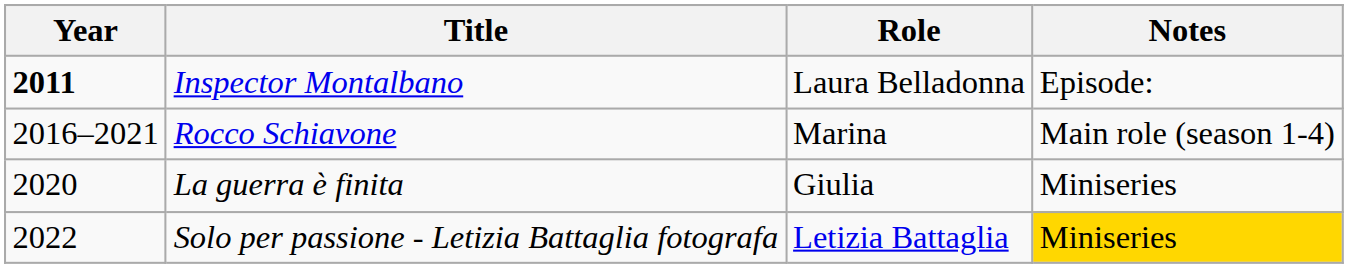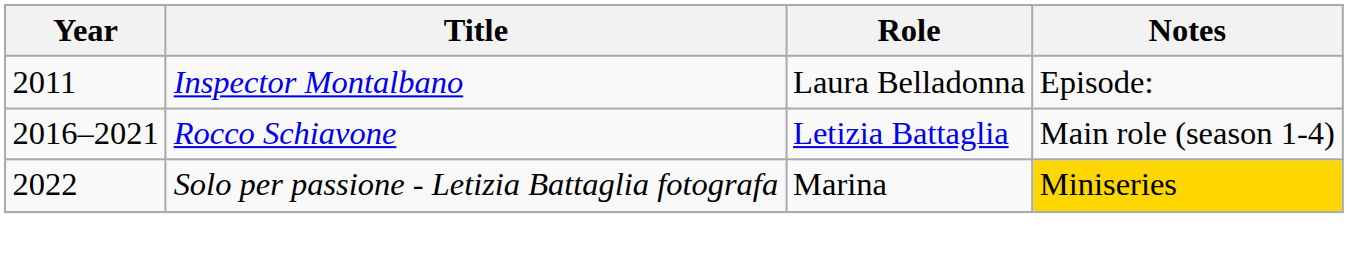(44, 81) bold -> (44, 81) normal
(840, 133) Marina -> (901, 133) Letizia Battaglia
- row: (289, 184)
(901, 236) Letizia Battaglia -> (840, 184) Marina
